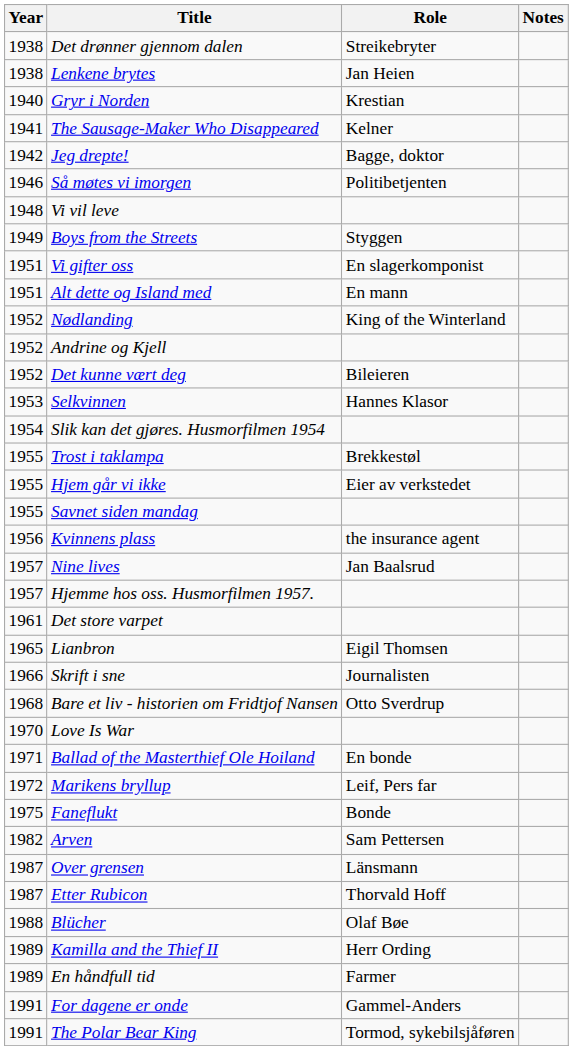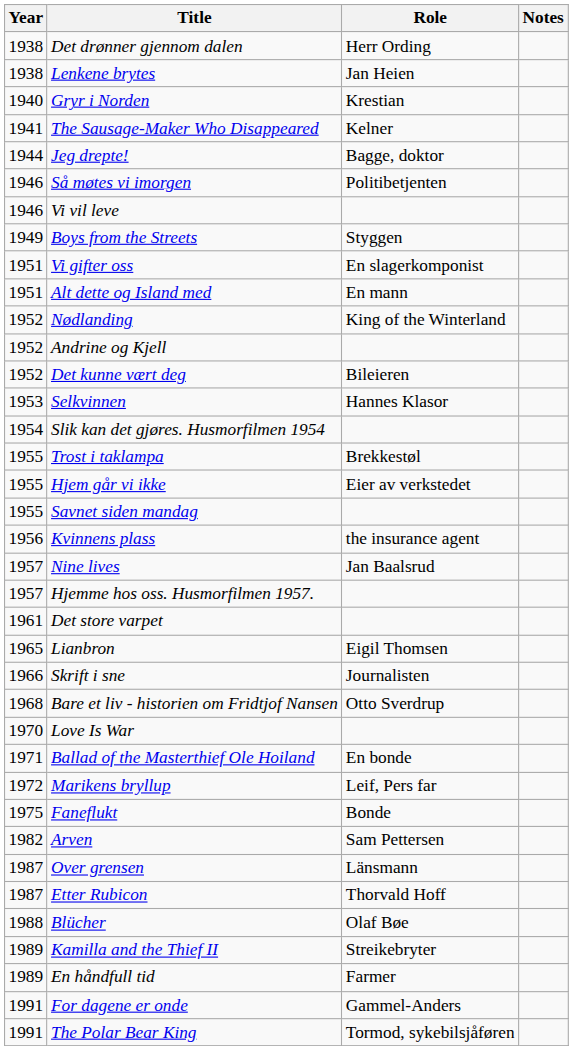(391, 45) Streikebryter -> (388, 45) Herr Ording
(26, 155) 1942 -> (26, 155) 1944
(26, 210) 1948 -> (26, 210) 1946
(388, 949) Herr Ording -> (391, 949) Streikebryter
